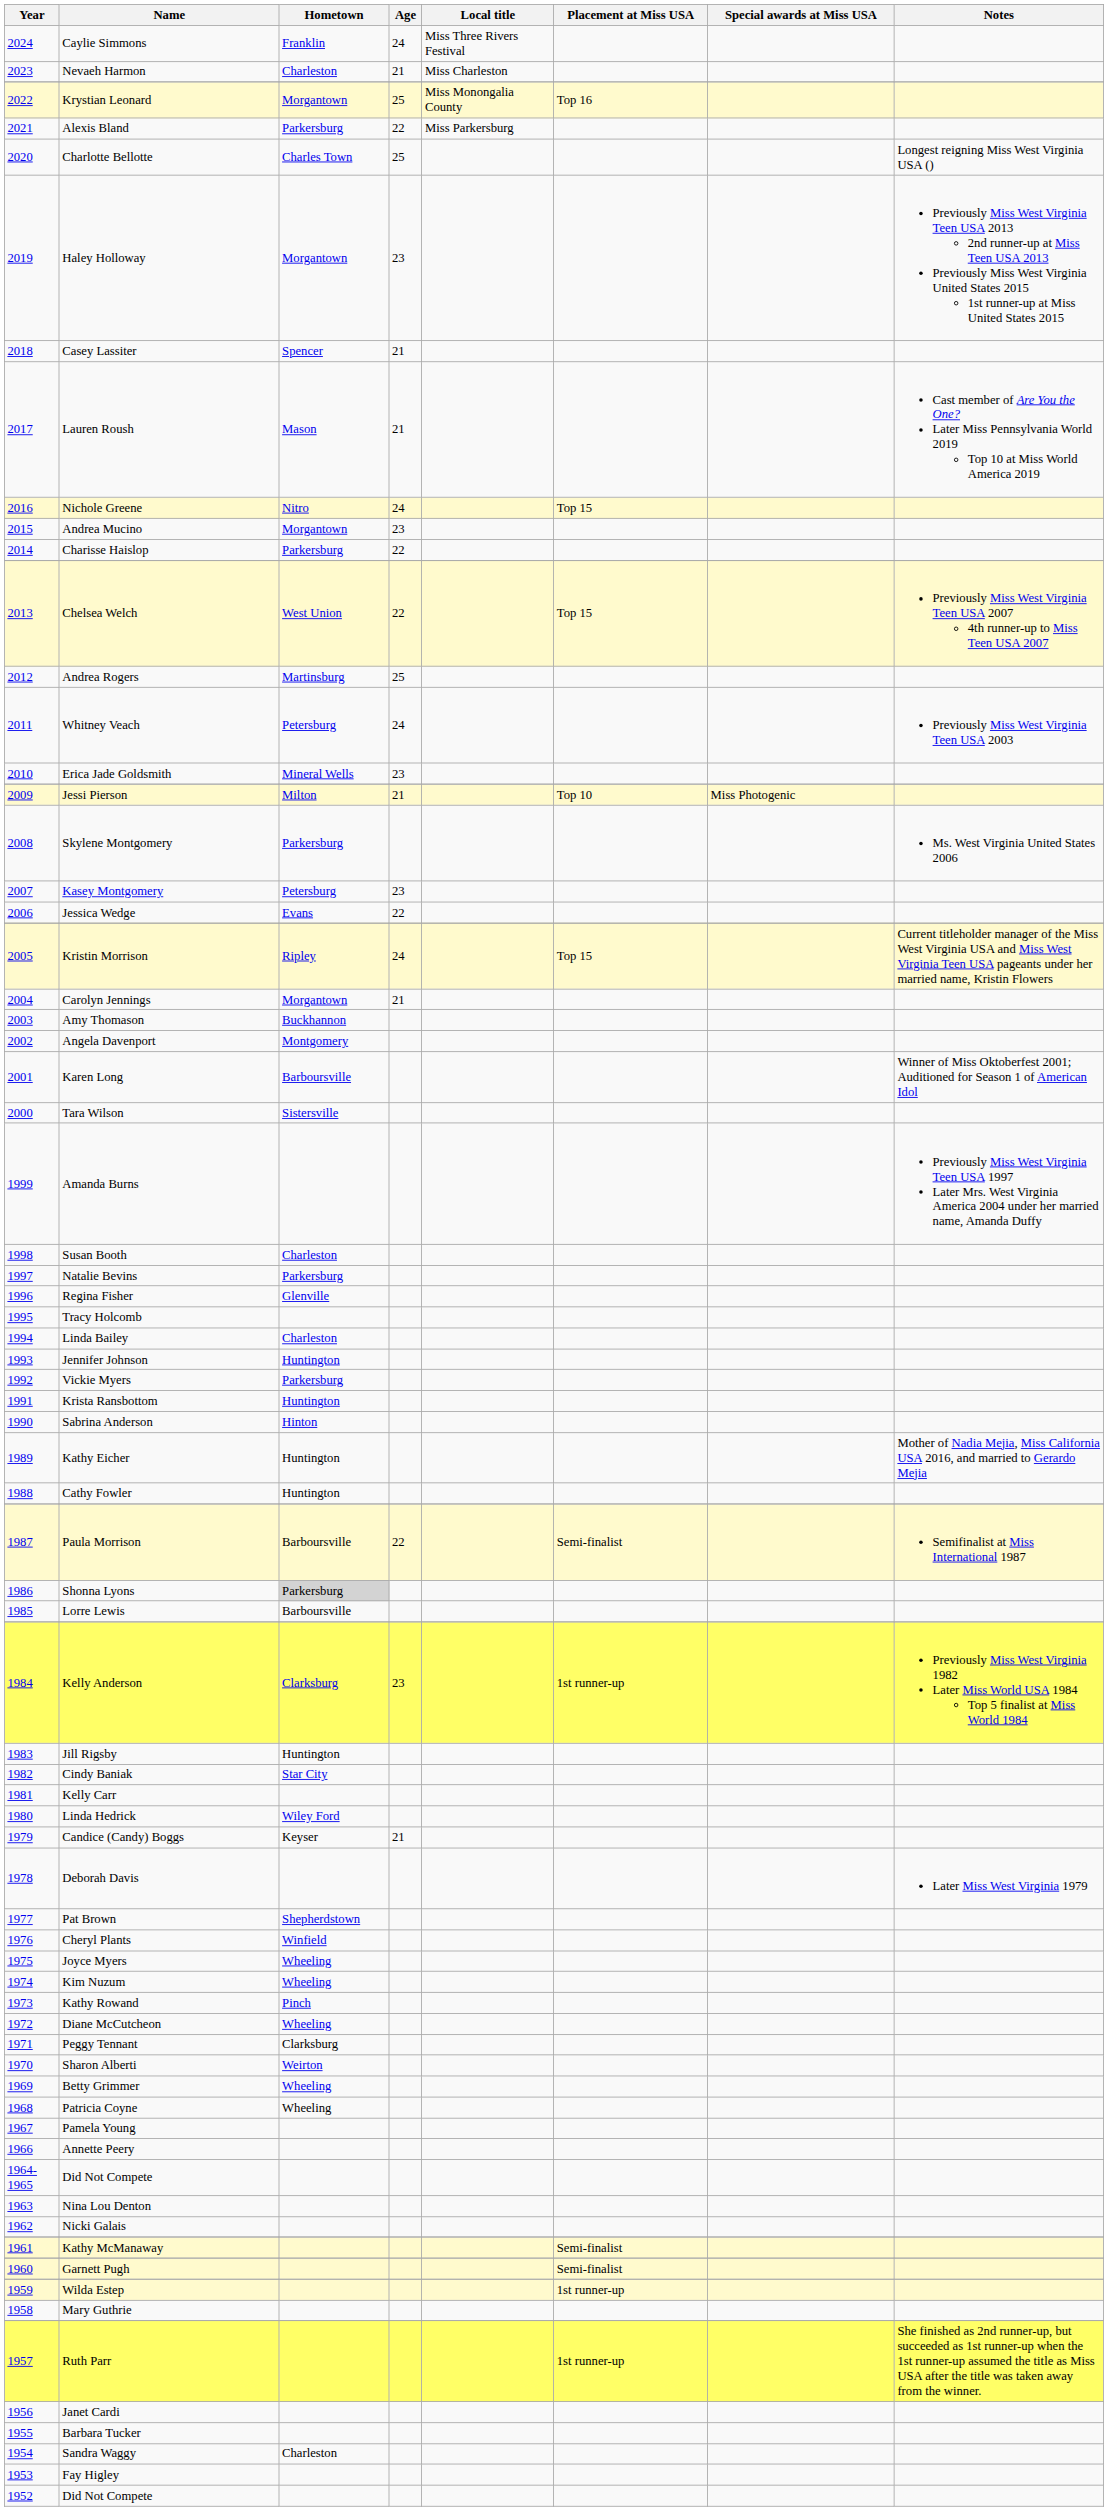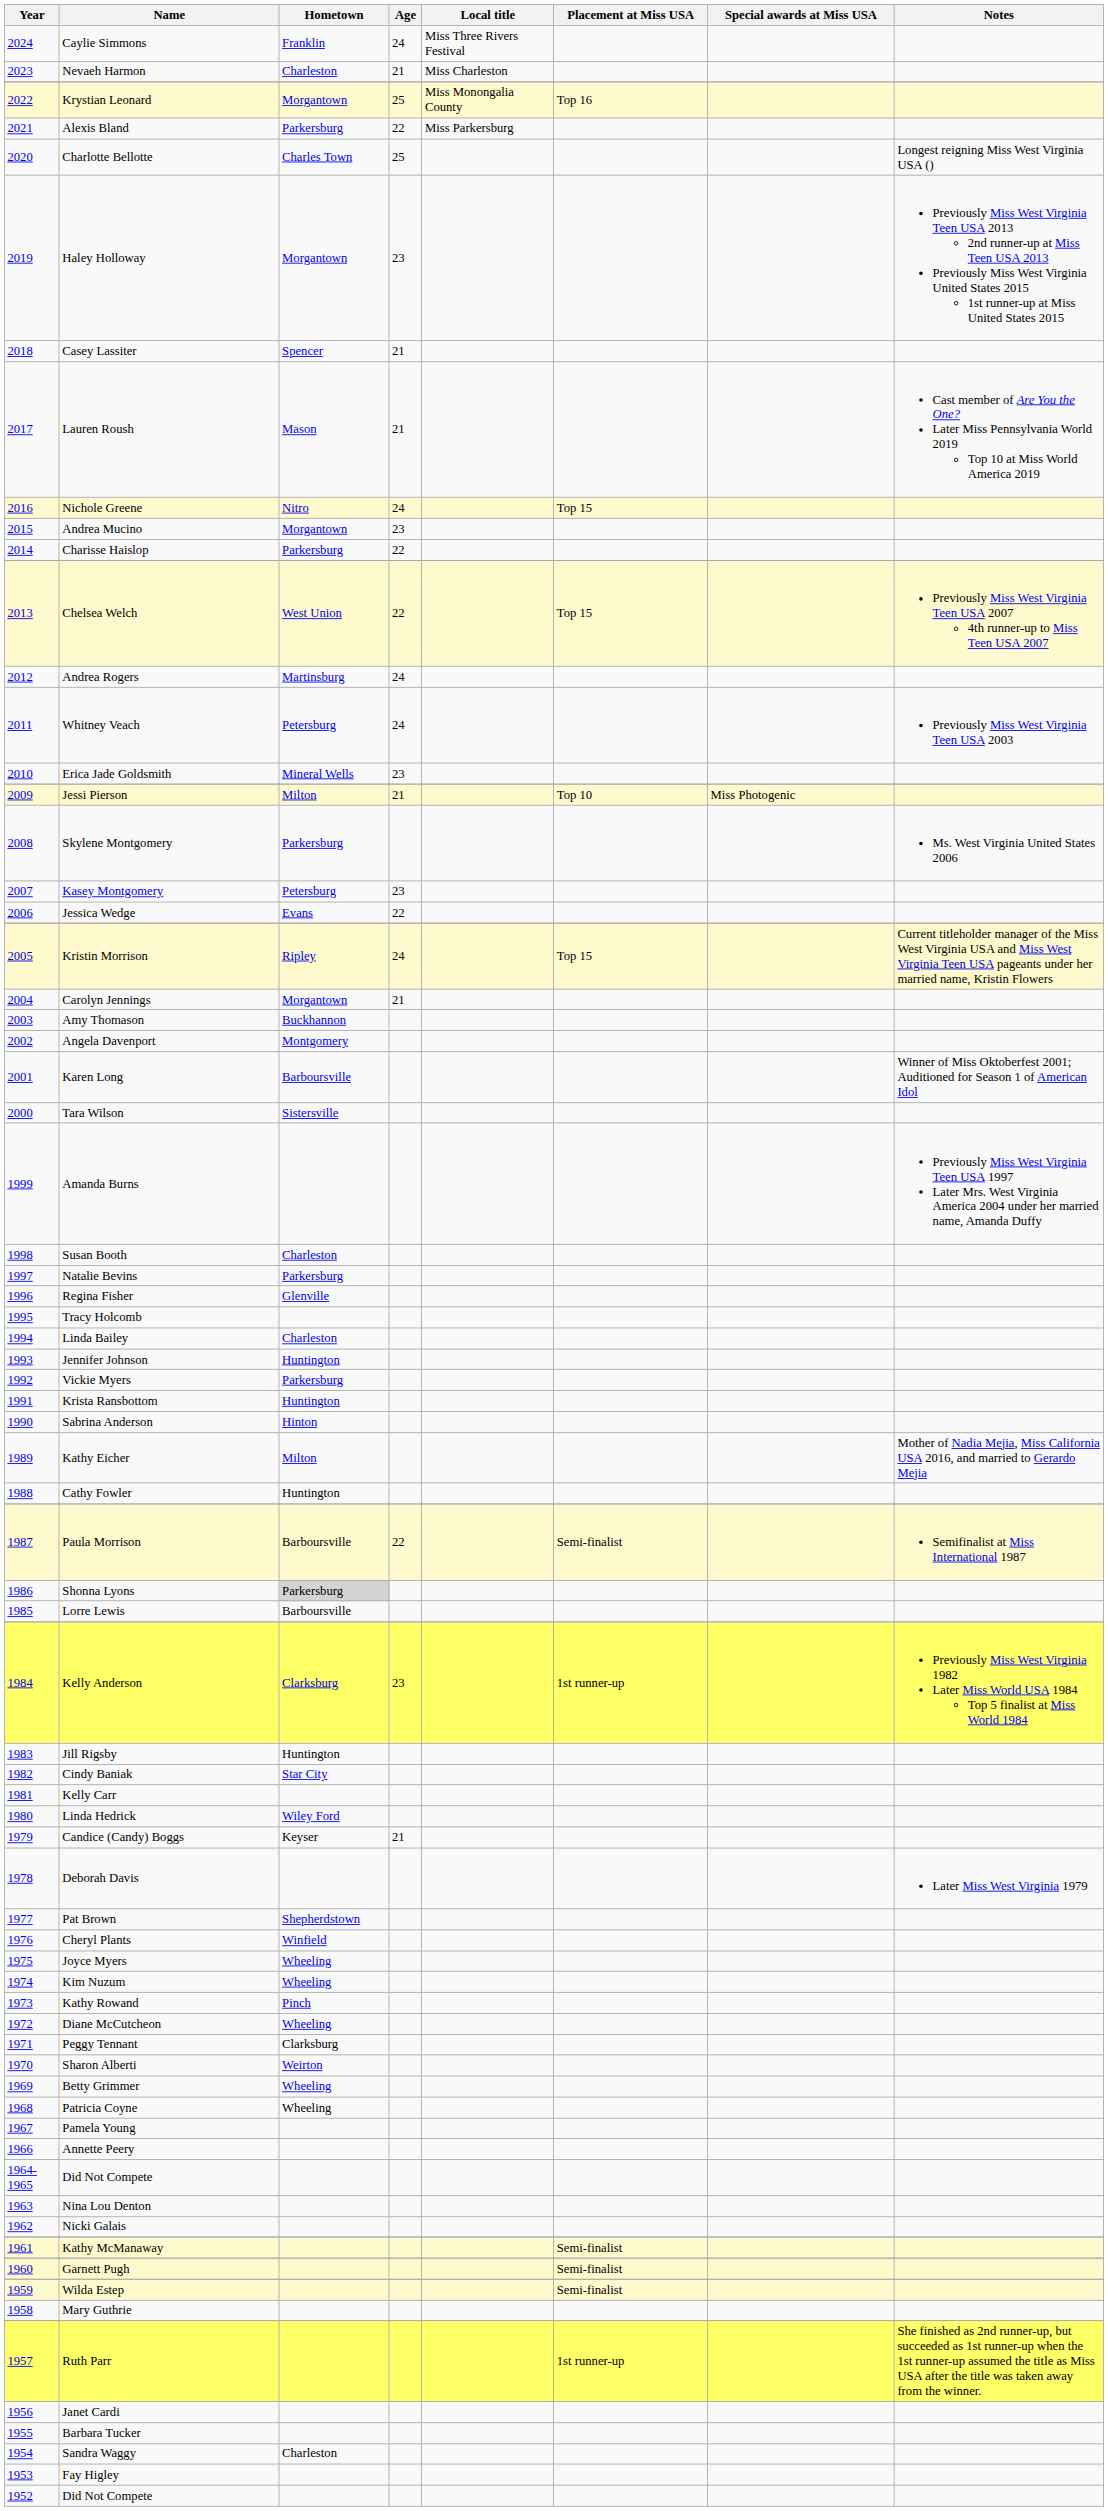(398, 677) 25 -> (398, 677) 24
(311, 1458) Huntington -> (299, 1458) Milton
(591, 2289) 1st runner-up -> (589, 2289) Semi-finalist
